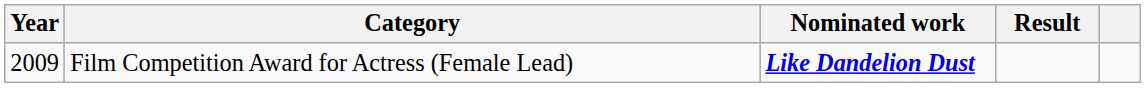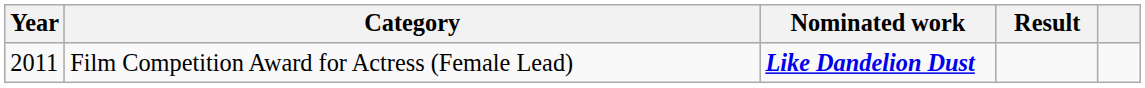(35, 62) 2009 -> (34, 62) 2011
